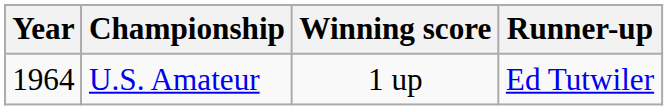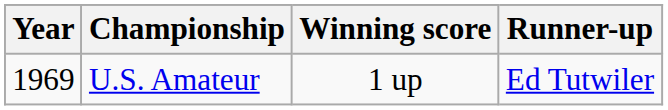(43, 78) 1964 -> (43, 78) 1969
